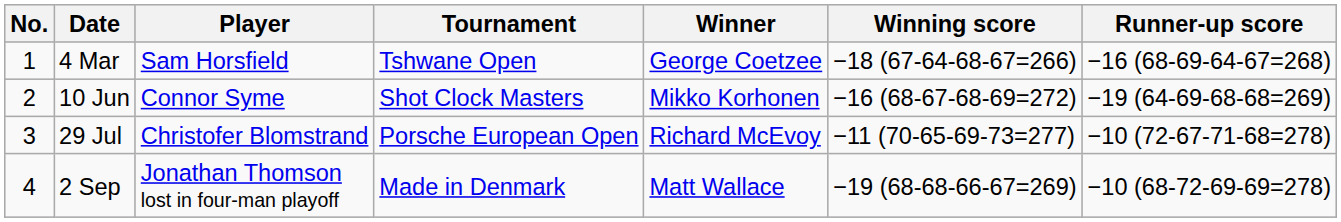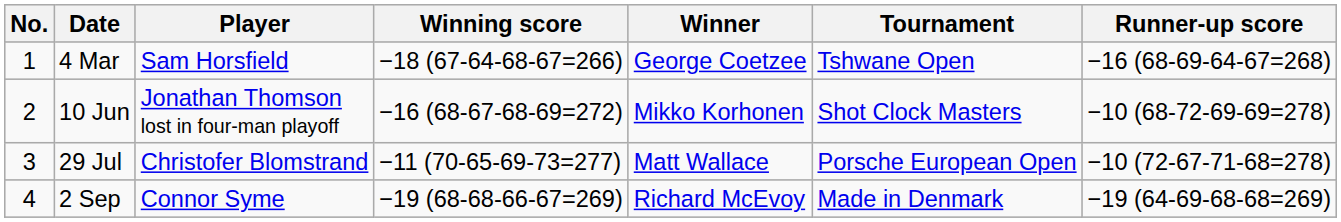columns swapped: (509, 24) <-> (955, 24)
(213, 98) Connor Syme -> (241, 111) Jonathan Thomson lost in four-man playoff
(1209, 98) −19 (64-69-68-68=269) -> (1209, 111) −10 (68-72-69-69=278)
(735, 136) Richard McEvoy -> (701, 162) Matt Wallace
(241, 186) Jonathan Thomson lost in four-man playoff -> (213, 199) Connor Syme
(717, 186) Matt Wallace -> (719, 199) Richard McEvoy
(1209, 186) −10 (68-72-69-69=278) -> (1209, 199) −19 (64-69-68-68=269)
